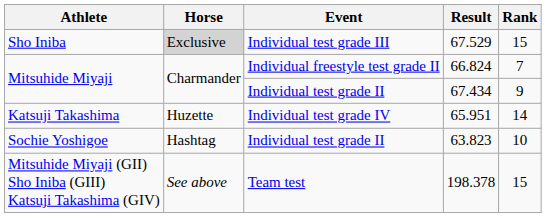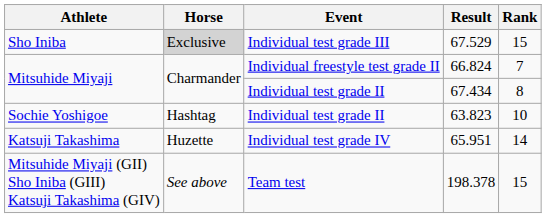(520, 91) 9 -> (520, 91) 8
rows swapped: (471, 116) <-> (471, 140)
